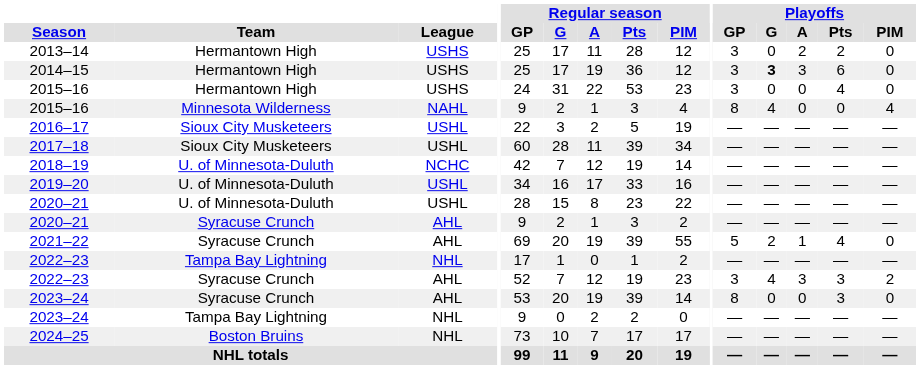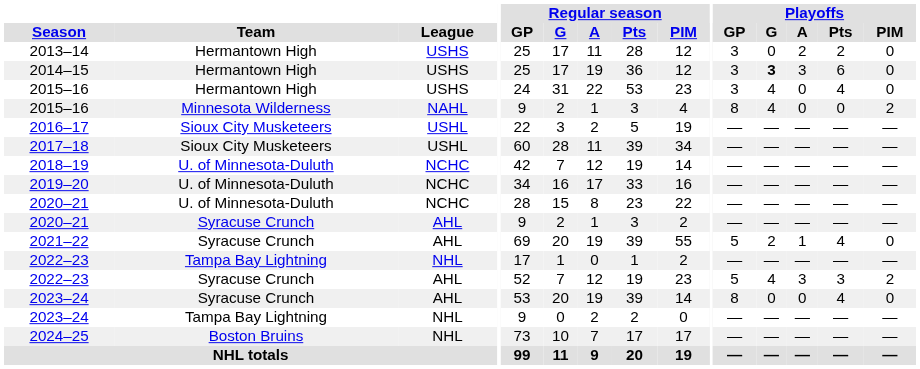(771, 89) 0 -> (771, 89) 4
(890, 108) 4 -> (890, 108) 2
(447, 184) USHL -> (447, 184) NCHC
(447, 203) USHL -> (447, 203) NCHC
(735, 279) 3 -> (735, 279) 5
(841, 298) 3 -> (841, 298) 4
